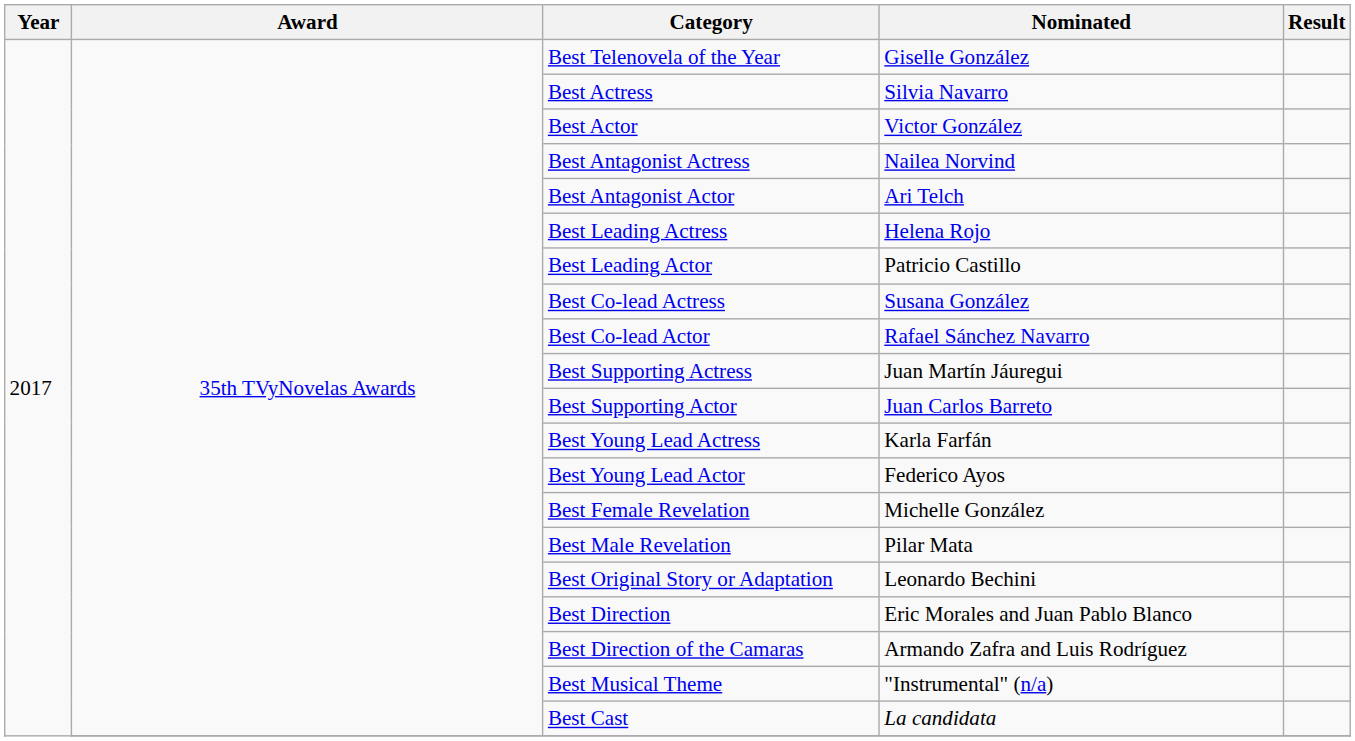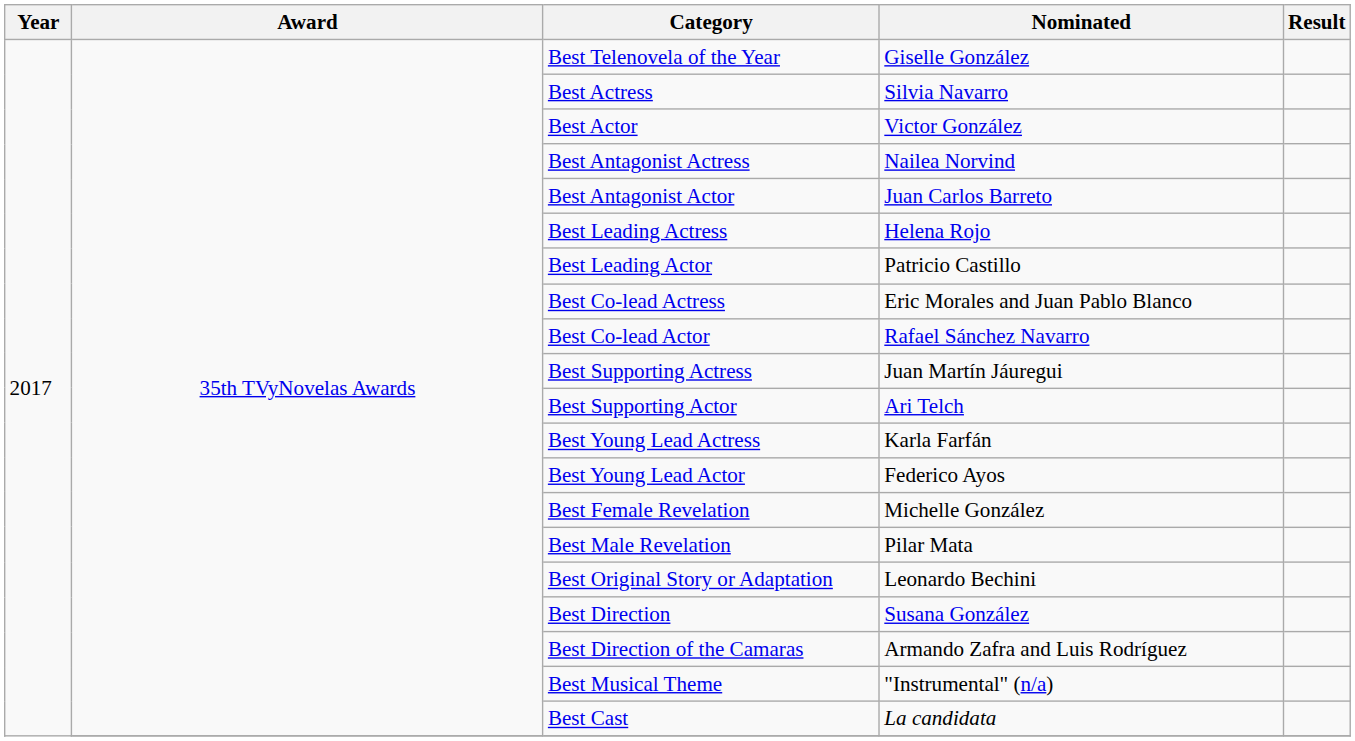(924, 196) Ari Telch -> (968, 196) Juan Carlos Barreto
(957, 300) Susana González -> (1038, 300) Eric Morales and Juan Pablo Blanco
(968, 405) Juan Carlos Barreto -> (924, 405) Ari Telch
(1038, 614) Eric Morales and Juan Pablo Blanco -> (957, 614) Susana González
